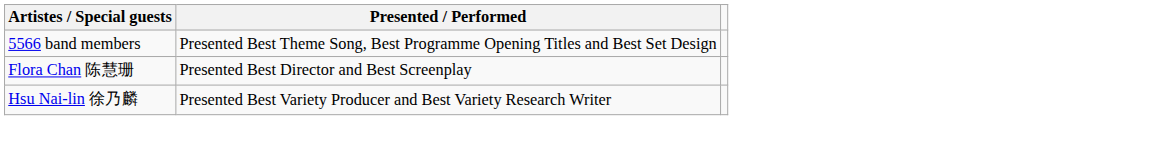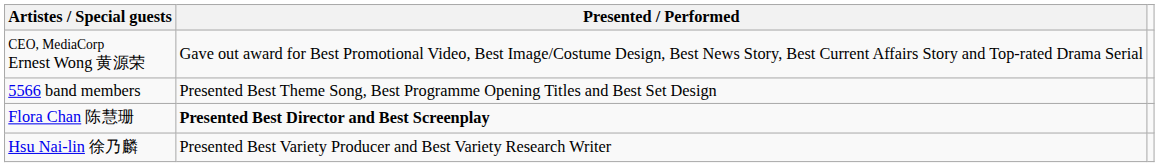+ row: (77, 54)
(326, 70) normal -> (335, 118) bold
